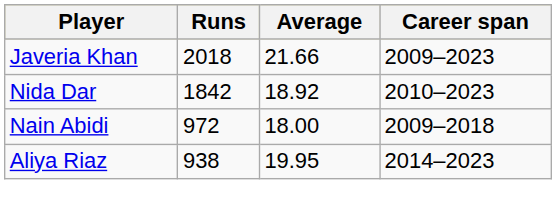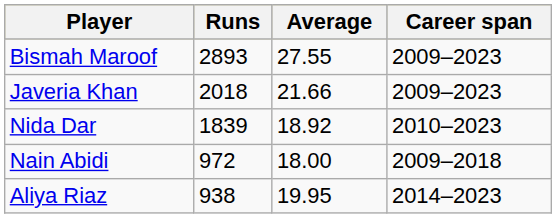+ row: (83, 56)
(207, 91) 1842 -> (223, 126) 1839
